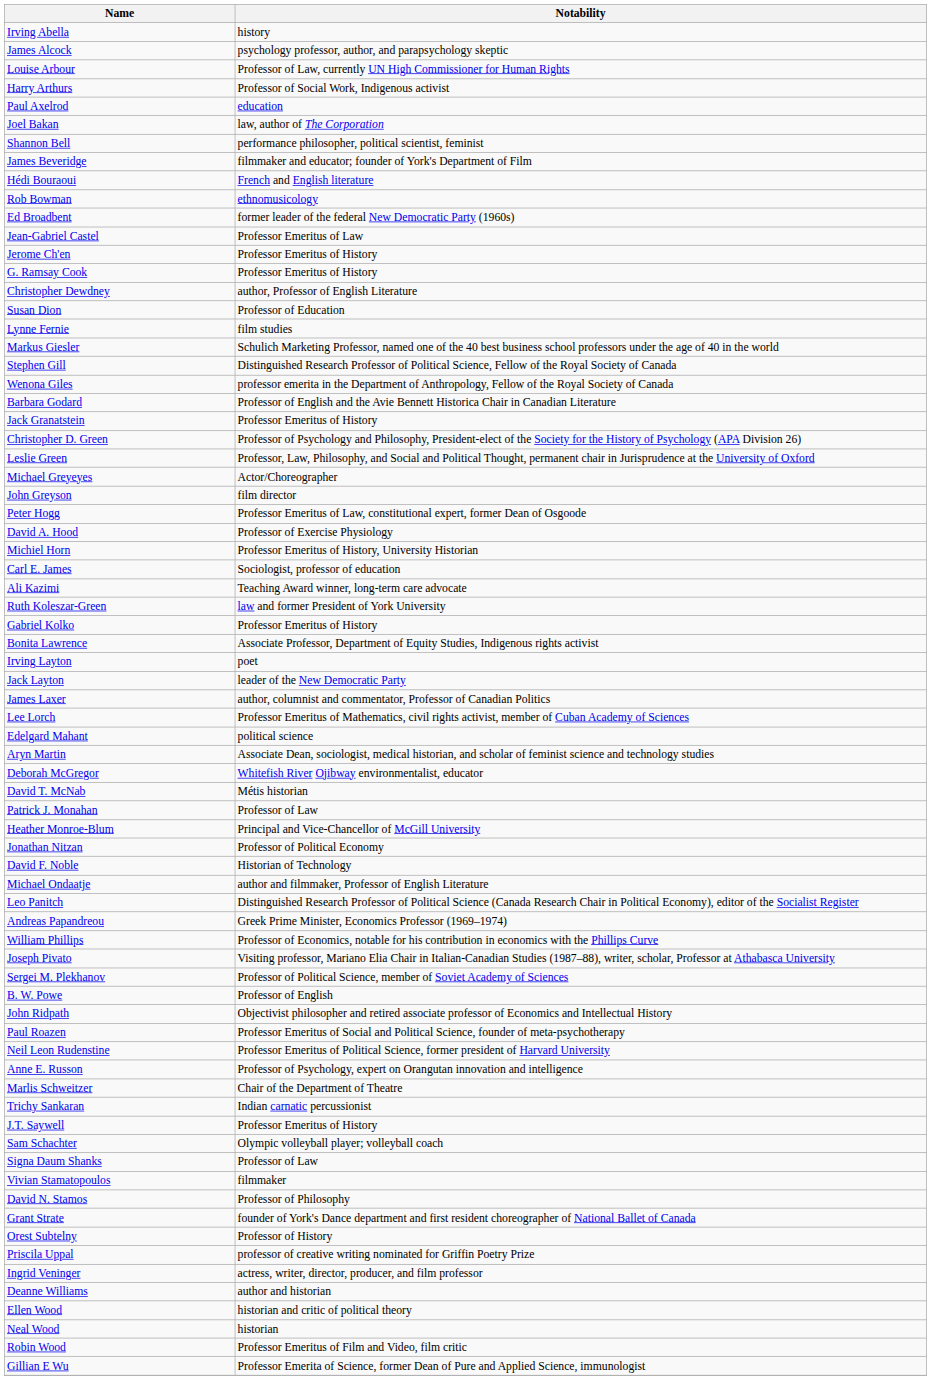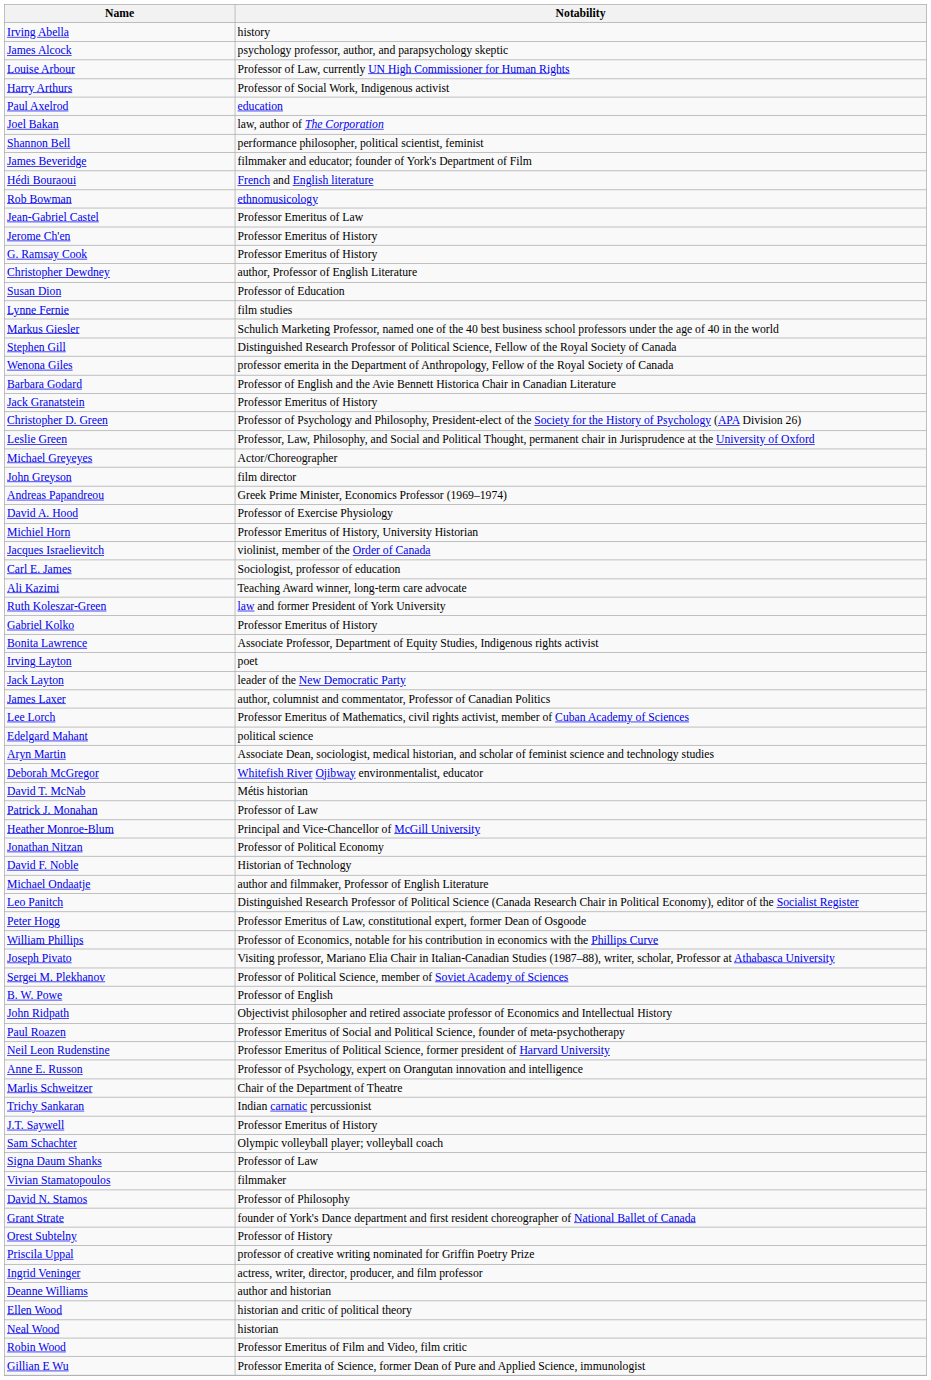- row: (39, 217)
rows swapped: (33, 513) <-> (56, 921)
+ row: (56, 550)
